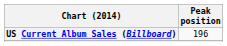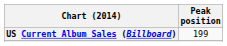(201, 34) 196 -> (201, 34) 199
